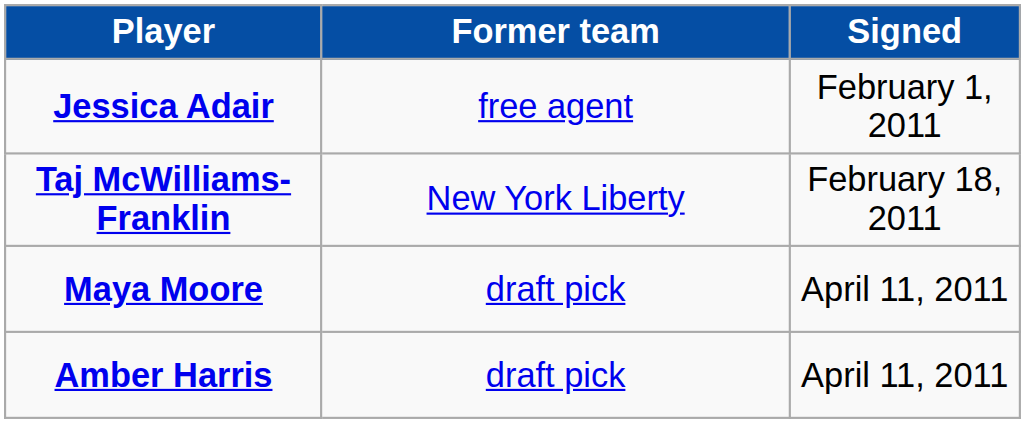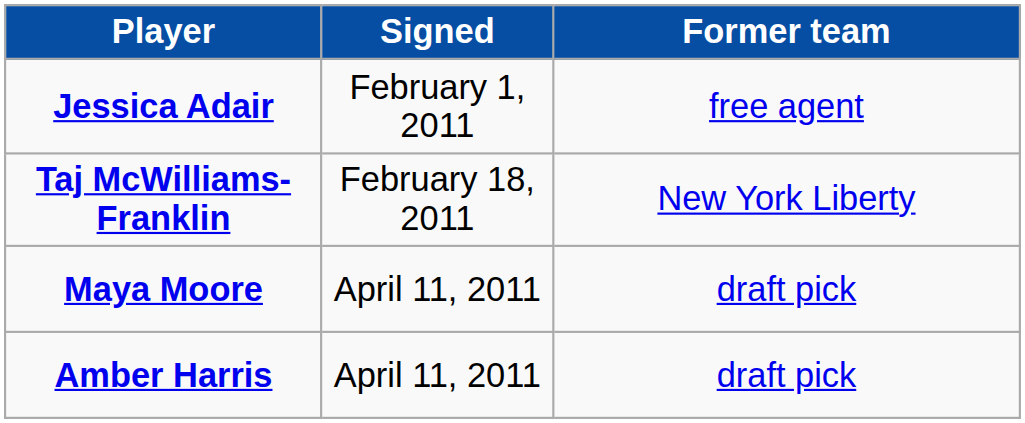columns swapped: (905, 31) <-> (556, 31)
